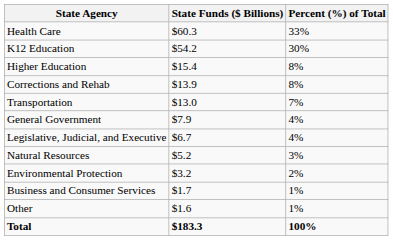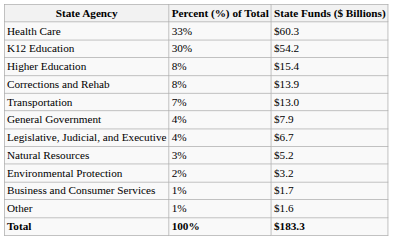columns swapped: (227, 13) <-> (337, 13)
